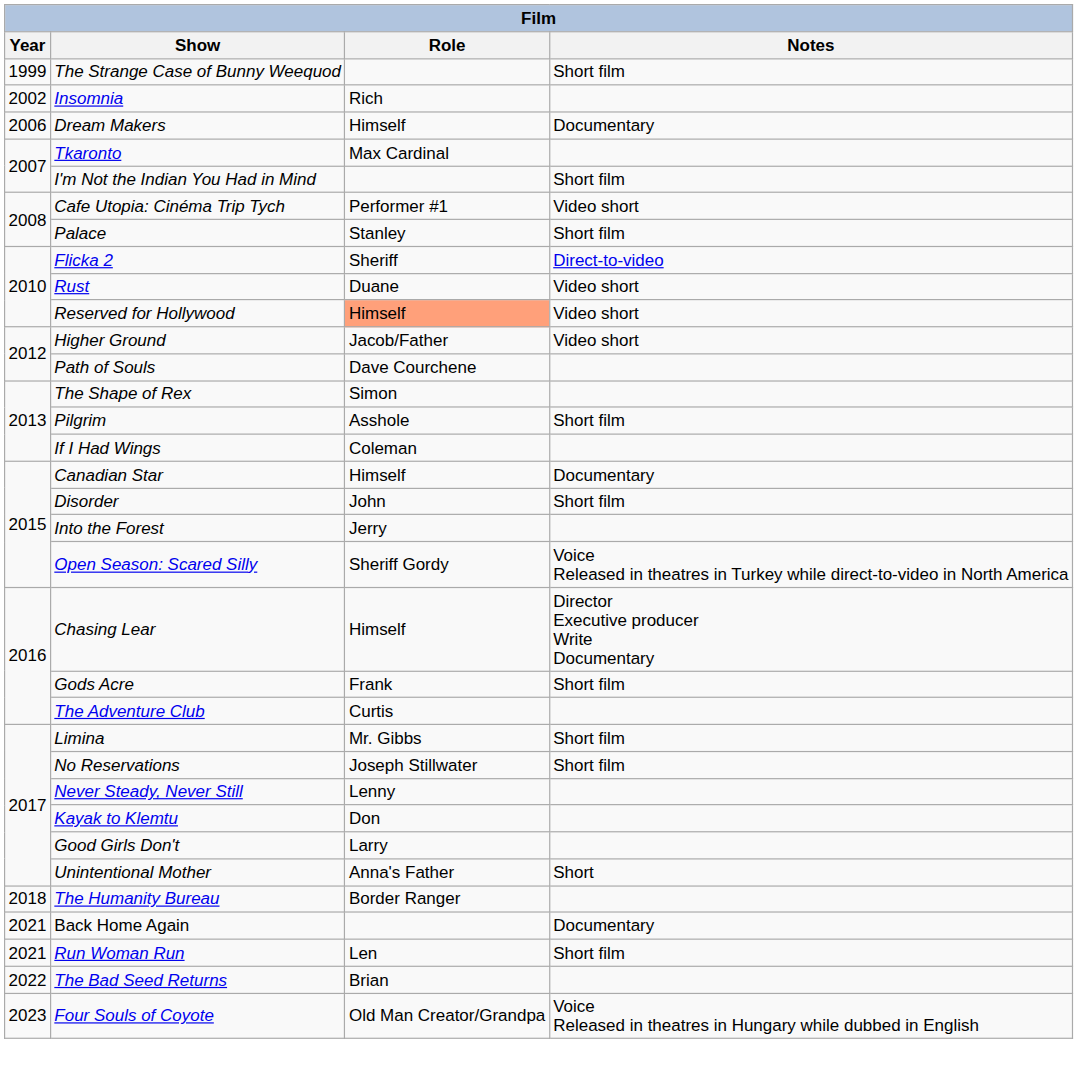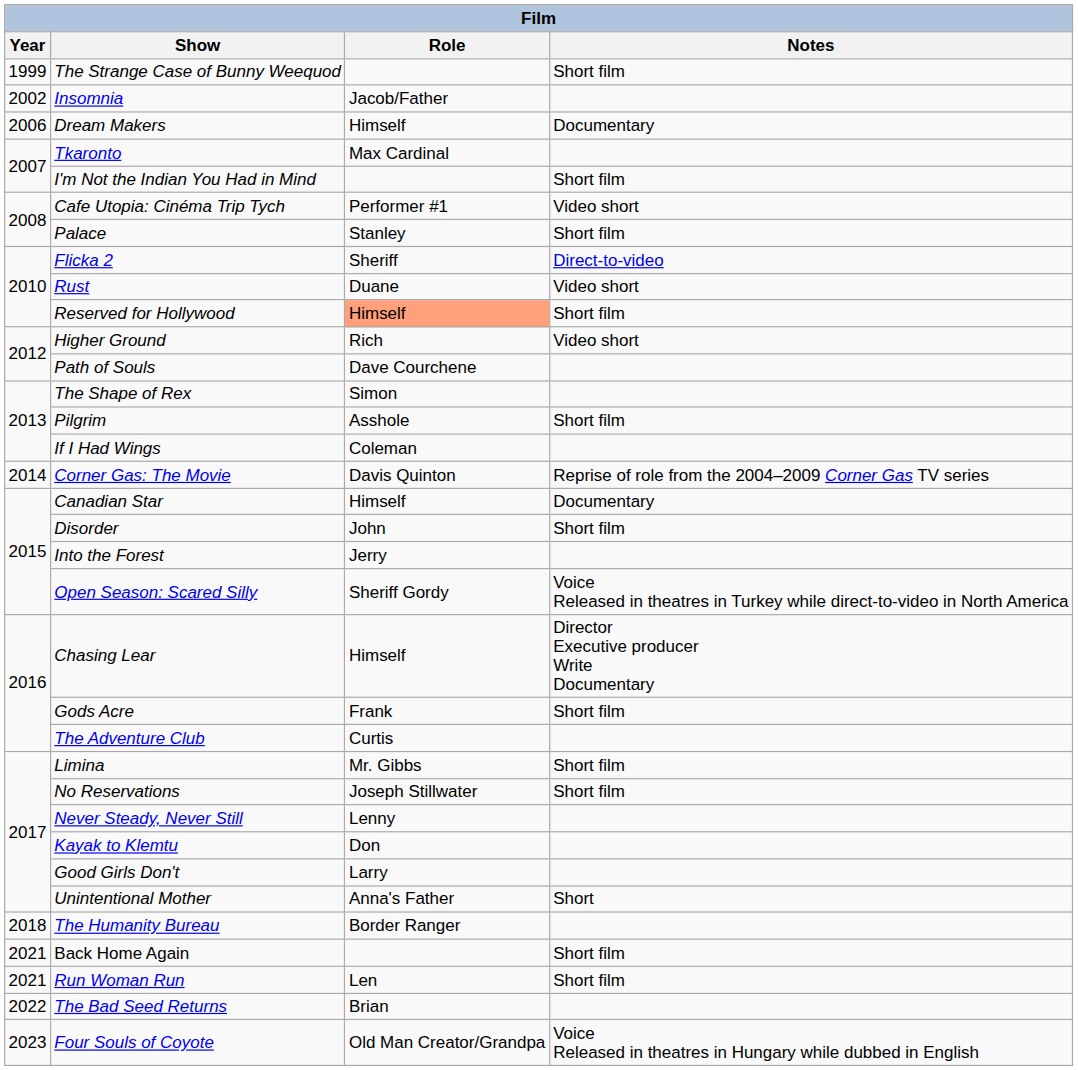(366, 99) Rich -> (399, 99) Jacob/Father
(596, 314) Video short -> (589, 314) Short film
(399, 341) Jacob/Father -> (366, 341) Rich
+ row: (143, 475)
(604, 926) Documentary -> (589, 953) Short film
